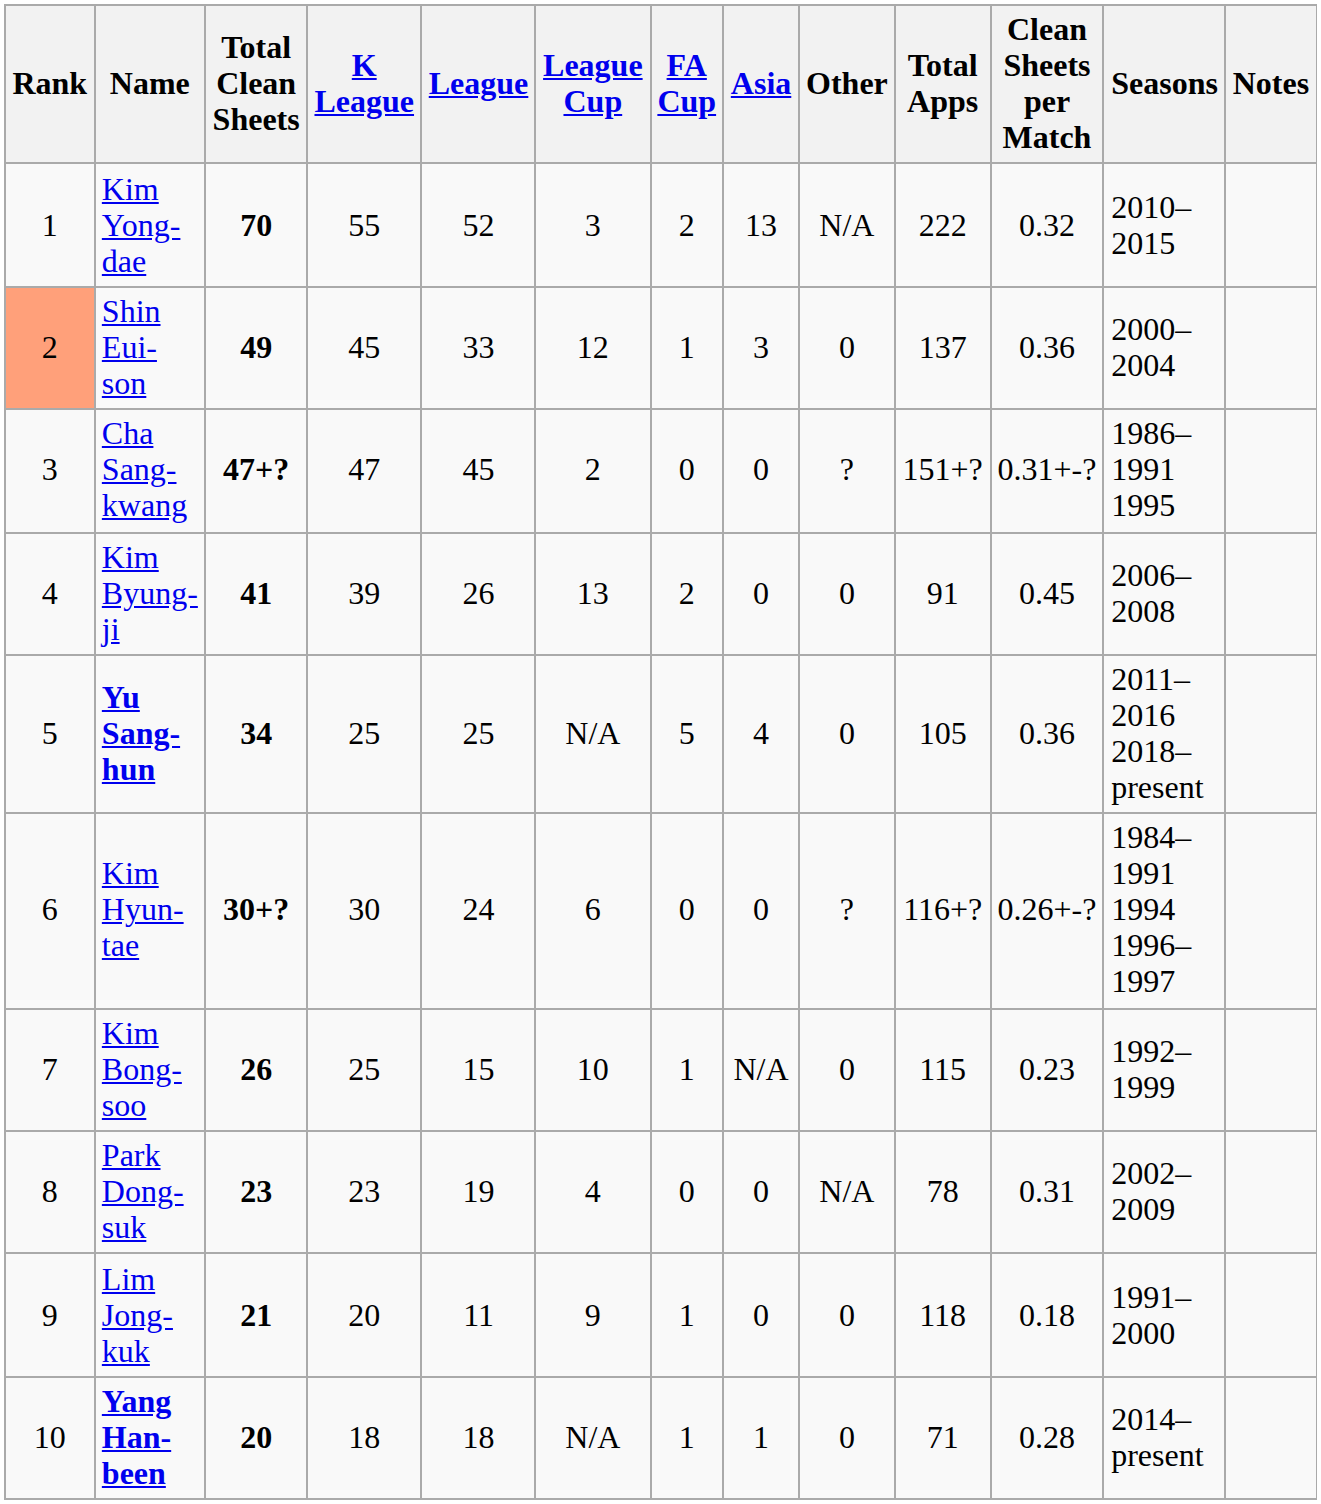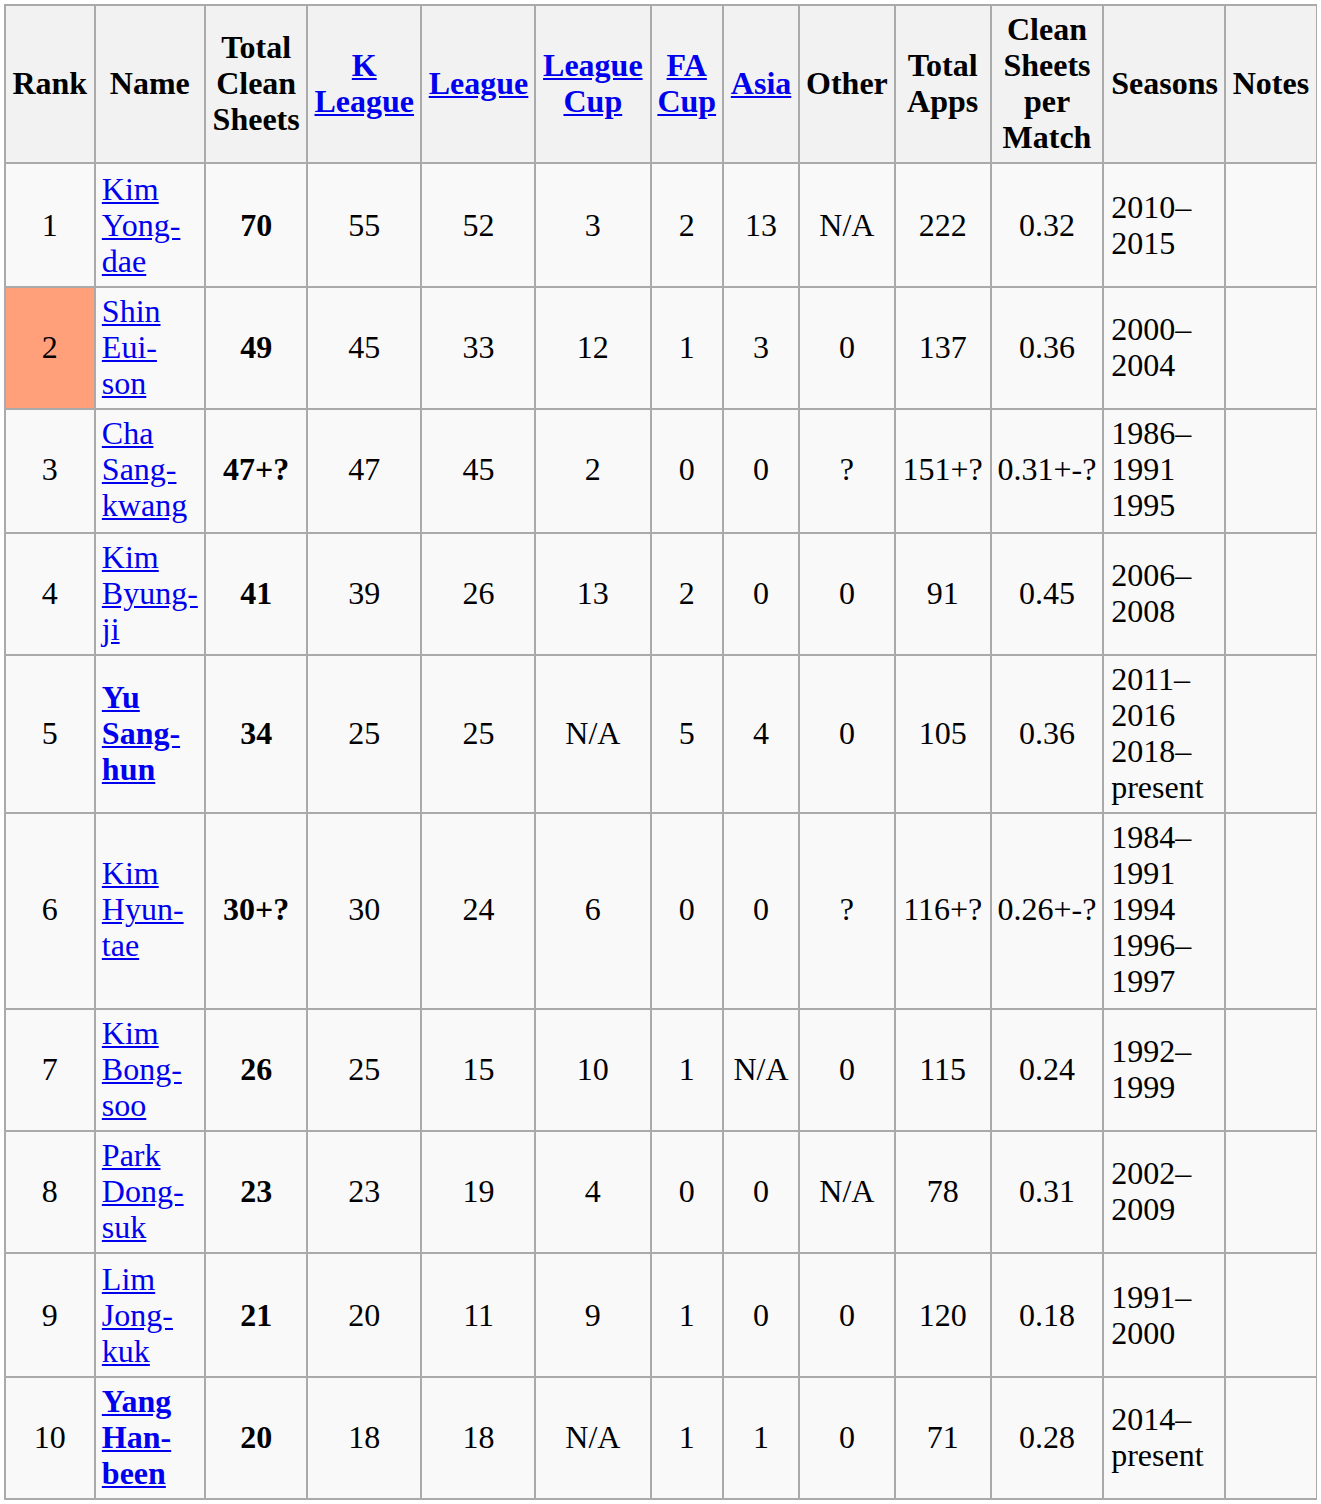(1047, 1069) 0.23 -> (1047, 1069) 0.24
(943, 1314) 118 -> (943, 1314) 120
